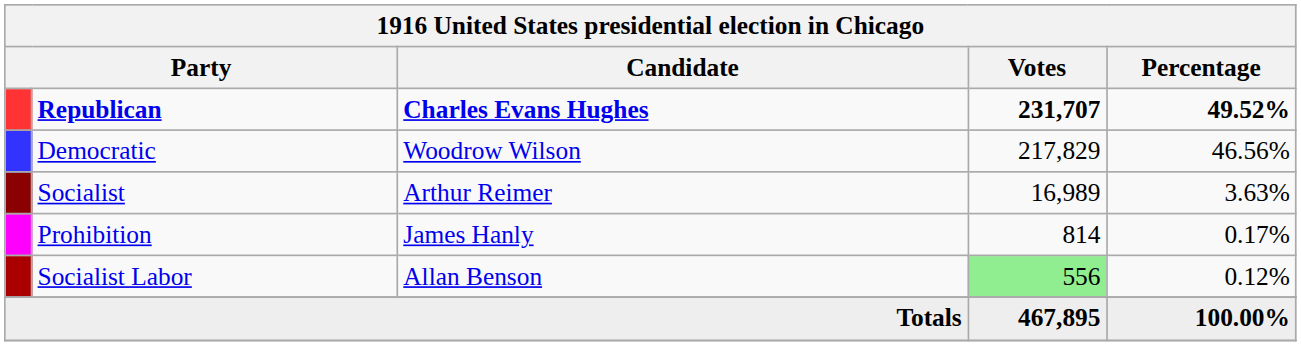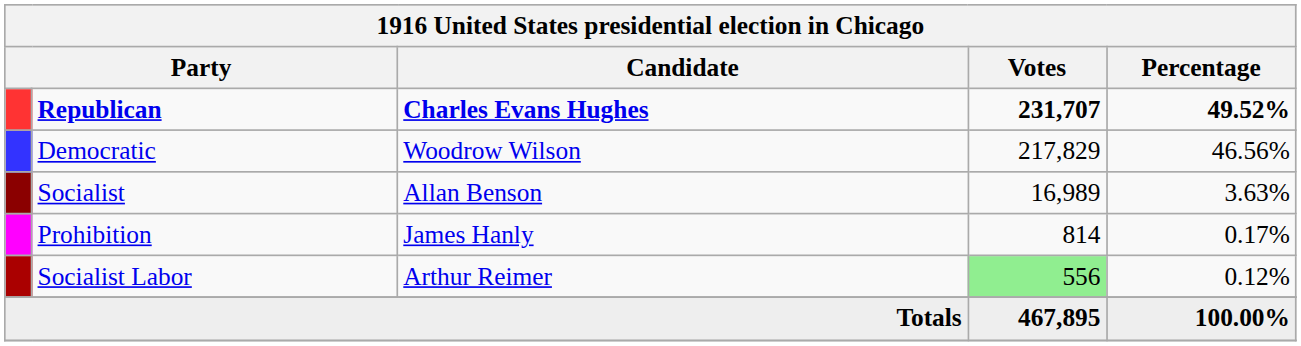(478, 193) Arthur Reimer -> (473, 193) Allan Benson
(473, 276) Allan Benson -> (478, 276) Arthur Reimer
